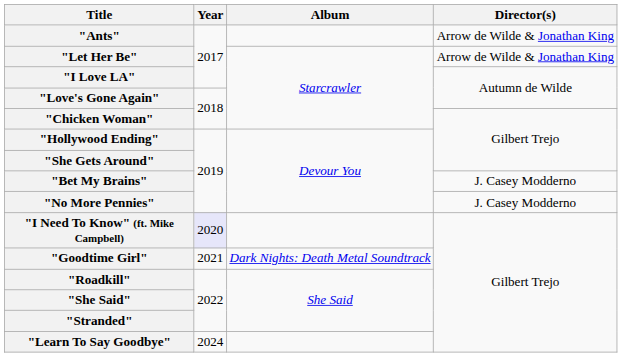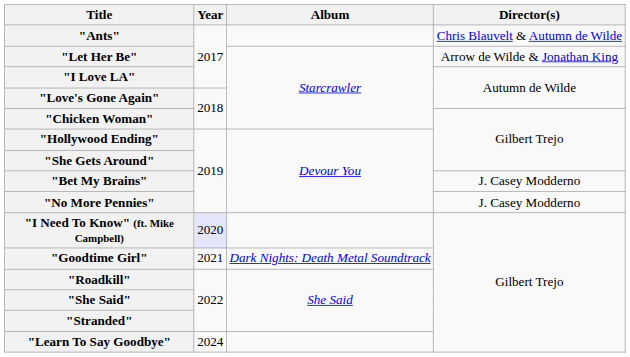(525, 35) Arrow de Wilde & Jonathan King -> (529, 35) Chris Blauvelt & Autumn de Wilde
